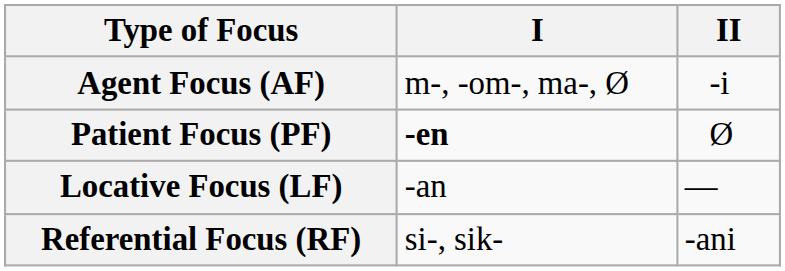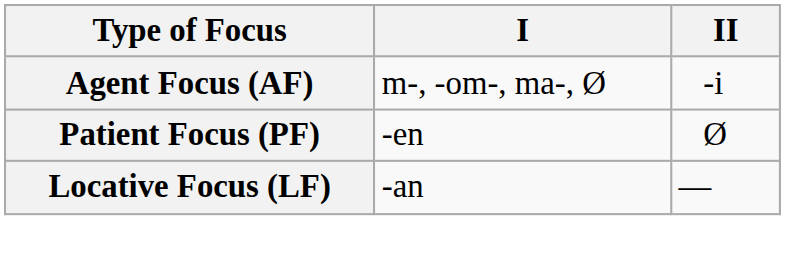(427, 134) bold -> (403, 134) normal
- row: (201, 238)
